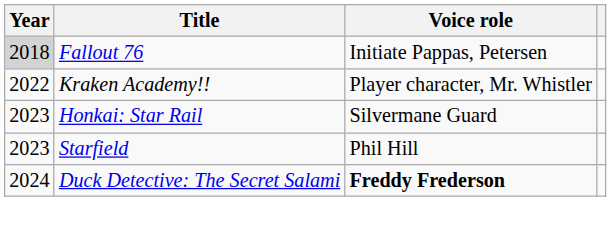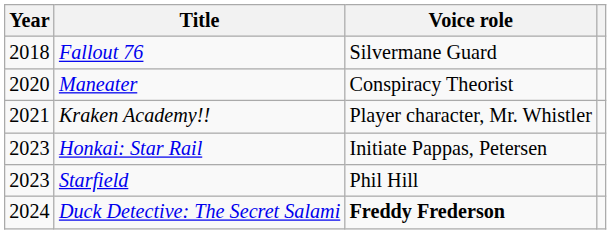(29, 52) lightgrey background -> (29, 52) no background
(448, 52) Initiate Pappas, Petersen -> (423, 52) Silvermane Guard
+ row: (98, 84)
(29, 84) 2022 -> (29, 116) 2021
(423, 116) Silvermane Guard -> (448, 148) Initiate Pappas, Petersen
